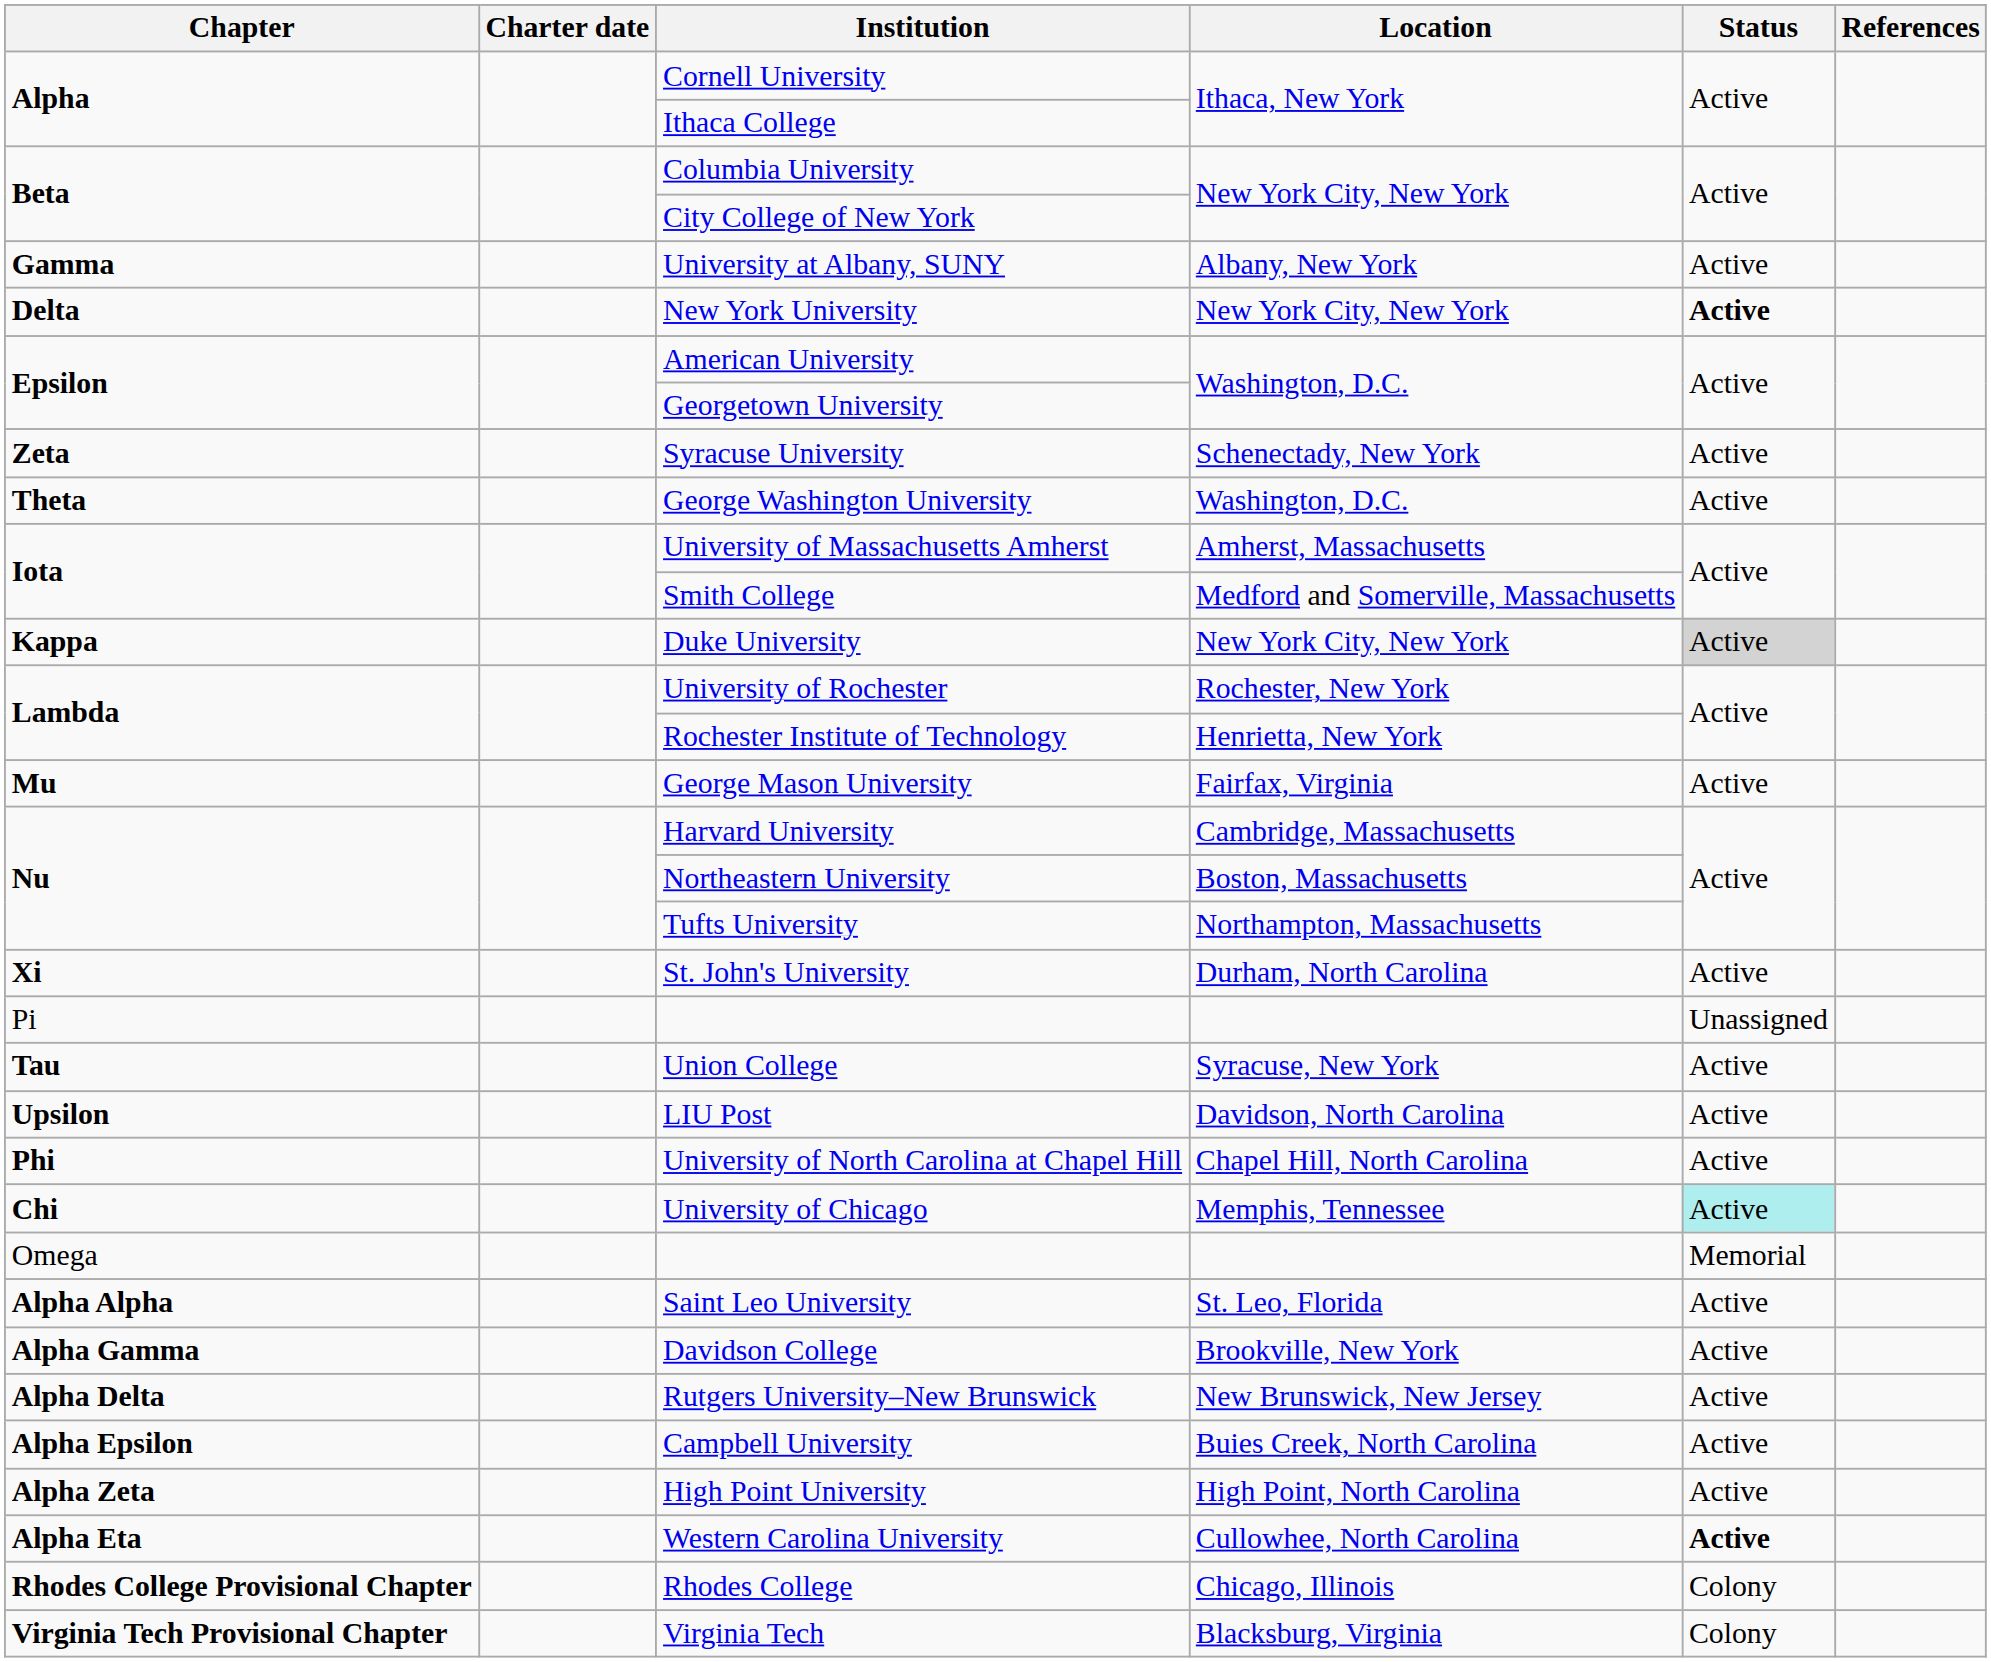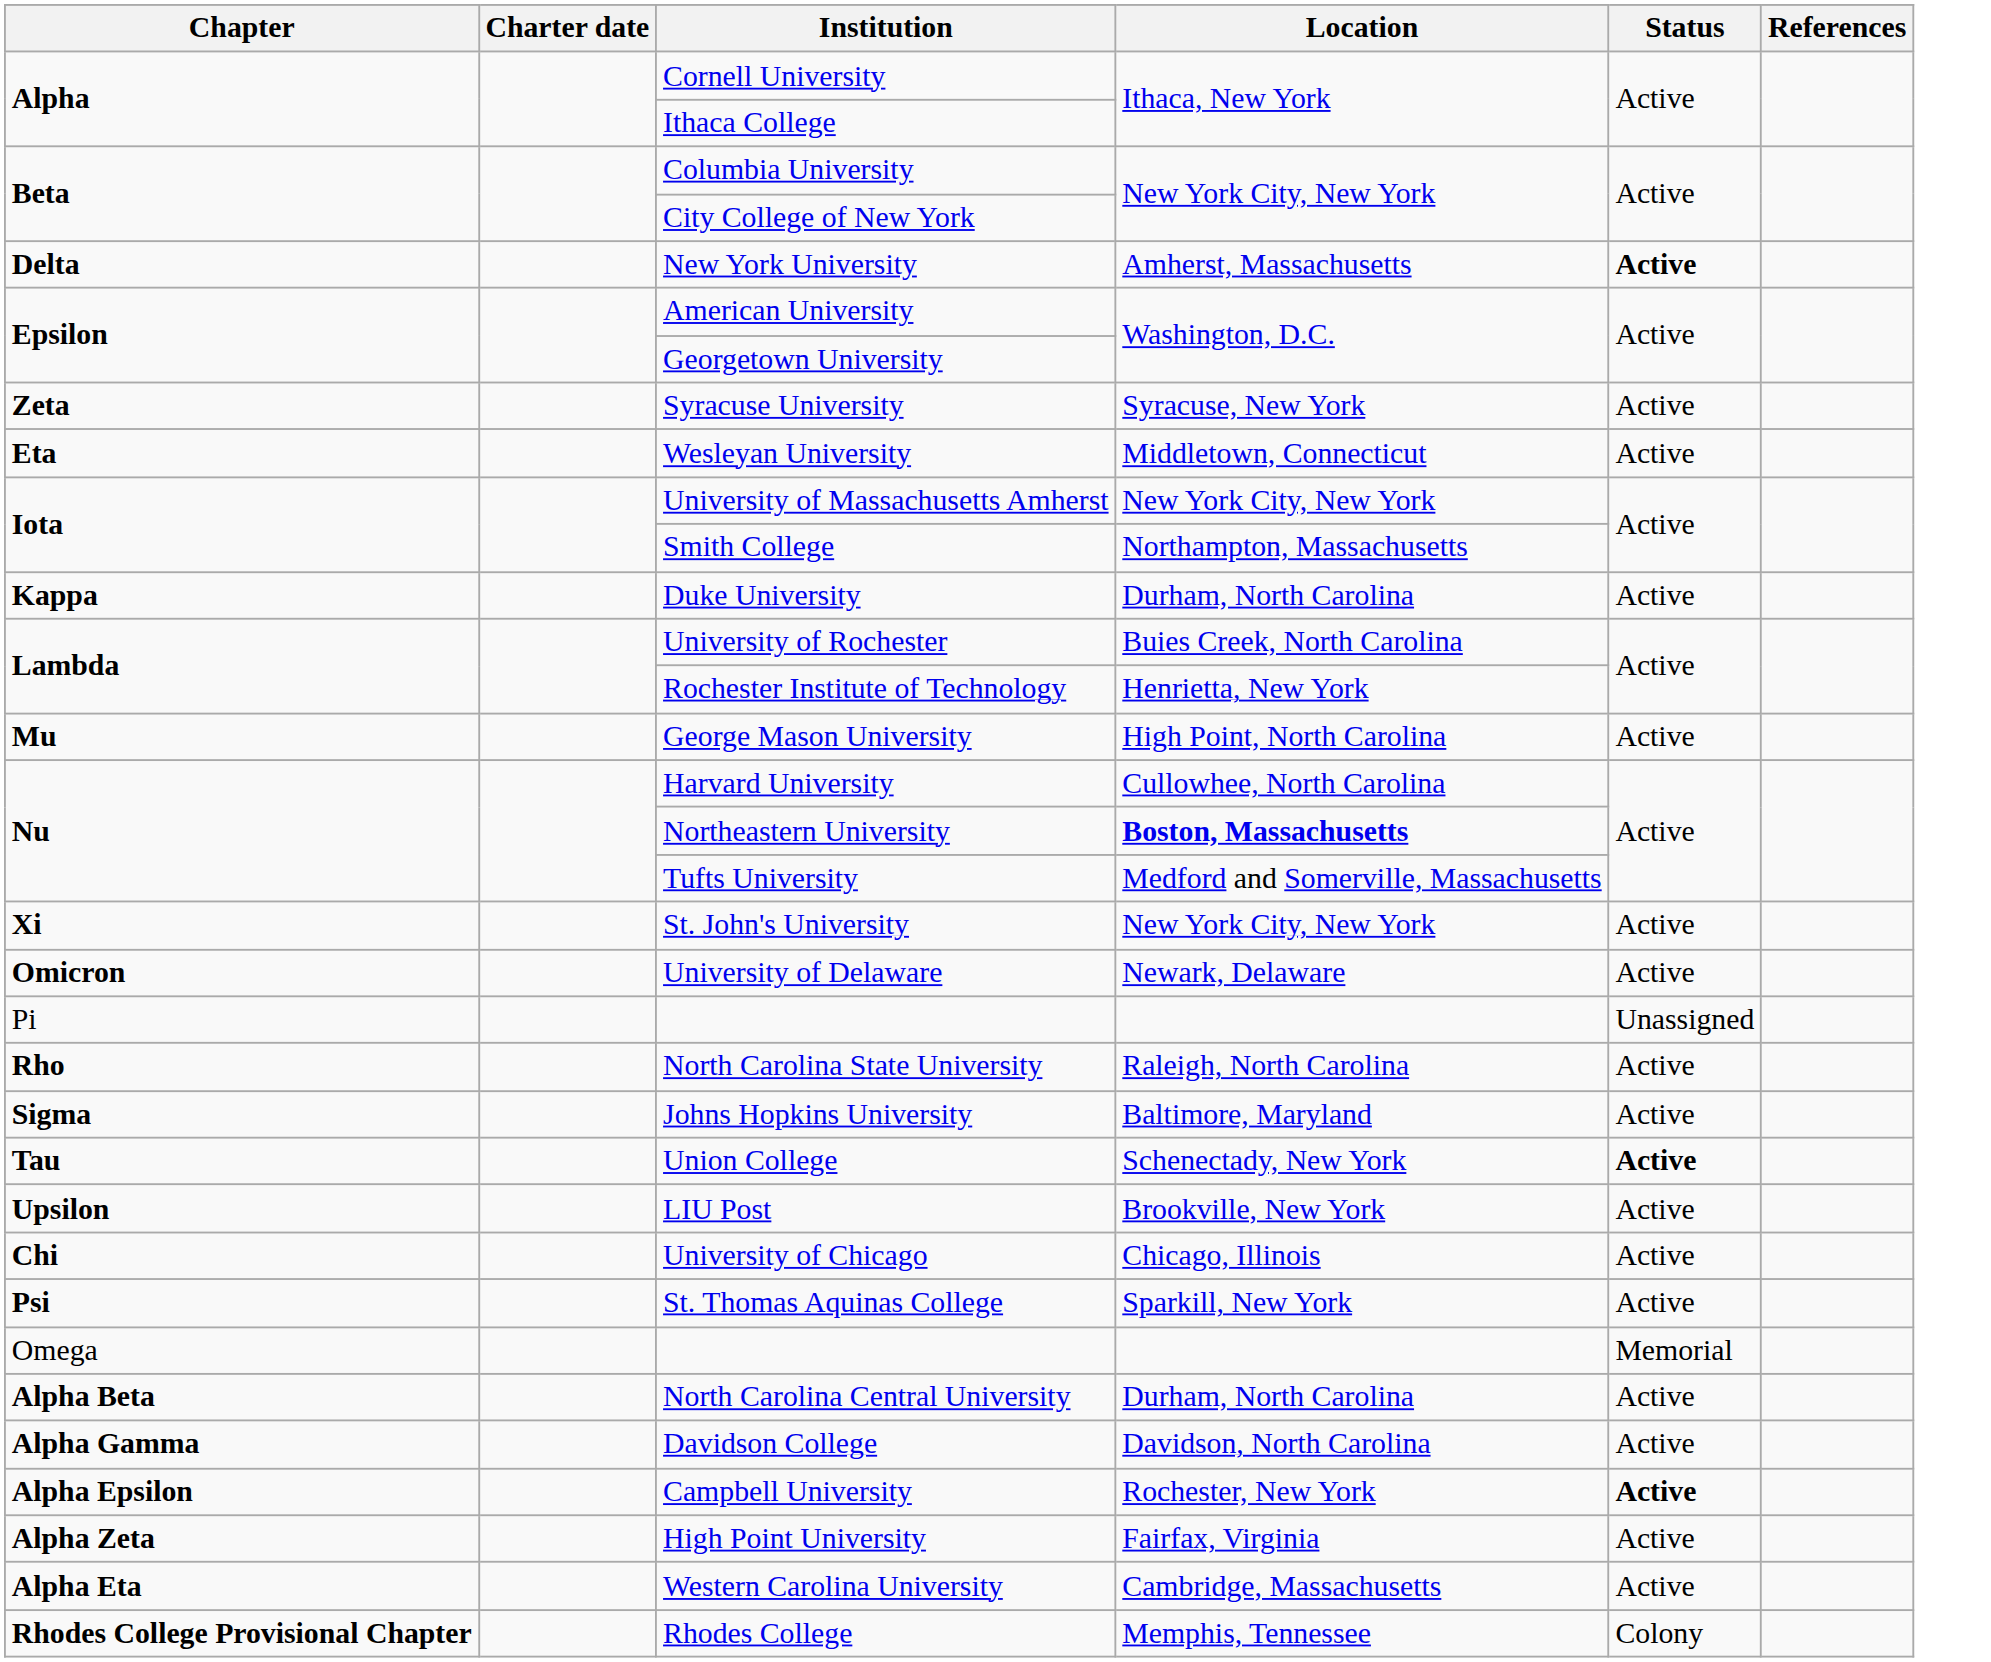- row: (63, 264)
(1352, 311) New York City, New York -> (1267, 264) Amherst, Massachusetts
(1338, 452) Schenectady, New York -> (1244, 405) Syracuse, New York
+ row: (34, 452)
- row: (49, 500)
(1340, 547) Amherst, Massachusetts -> (1279, 500) New York City, New York
(1436, 594) Medford and Somerville, Massachusetts -> (1295, 547) Northampton, Massachusetts
(1352, 641) New York City, New York -> (1268, 594) Durham, North Carolina
(1729, 641) lightgrey background -> (1655, 594) no background
(1323, 688) Rochester, New York -> (1293, 641) Buies Creek, North Carolina
(1294, 783) Fairfax, Virginia -> (1284, 736) High Point, North Carolina
(1355, 830) Cambridge, Massachusetts -> (1284, 783) Cullowhee, North Carolina
(1331, 877) normal -> (1265, 830) bold
(1369, 924) Northampton, Massachusetts -> (1362, 877) Medford and Somerville, Massachusetts
(1342, 972) Durham, North Carolina -> (1279, 924) New York City, New York
+ row: (69, 972)
+ row: (38, 1066)
+ row: (51, 1113)
(1317, 1066) Syracuse, New York -> (1264, 1160) Schenectady, New York
(1729, 1066) normal -> (1656, 1160) bold
(1350, 1113) Davidson, North Carolina -> (1254, 1208) Brookville, New York
- row: (33, 1160)
(1320, 1208) Memphis, Tennessee -> (1221, 1255) Chicago, Illinois
(1729, 1208) paleturquoise background -> (1655, 1255) no background
+ row: (31, 1302)
- row: (92, 1302)
+ row: (83, 1396)
(1327, 1349) Brookville, New York -> (1276, 1444) Davidson, North Carolina
- row: (88, 1396)
(1366, 1444) Buies Creek, North Carolina -> (1249, 1491) Rochester, New York
(1729, 1444) normal -> (1656, 1491) bold
(1358, 1491) High Point, North Carolina -> (1221, 1538) Fairfax, Virginia
(1357, 1538) Cullowhee, North Carolina -> (1282, 1585) Cambridge, Massachusetts
(1729, 1538) bold -> (1655, 1585) normal
(1295, 1585) Chicago, Illinois -> (1247, 1632) Memphis, Tennessee
- row: (230, 1632)
